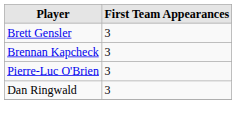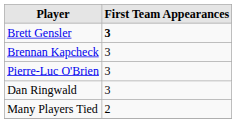(107, 33) normal -> (107, 33) bold
+ row: (52, 109)
